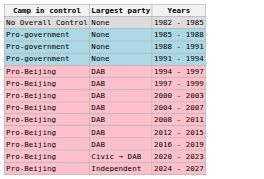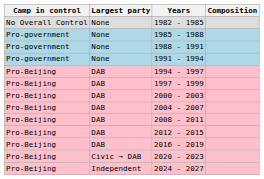+ column: (232, 11)
